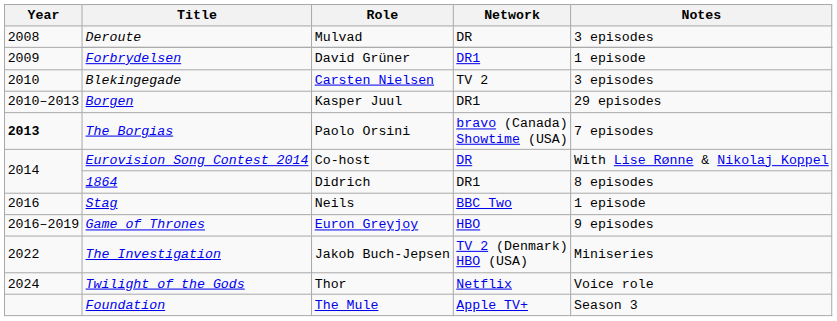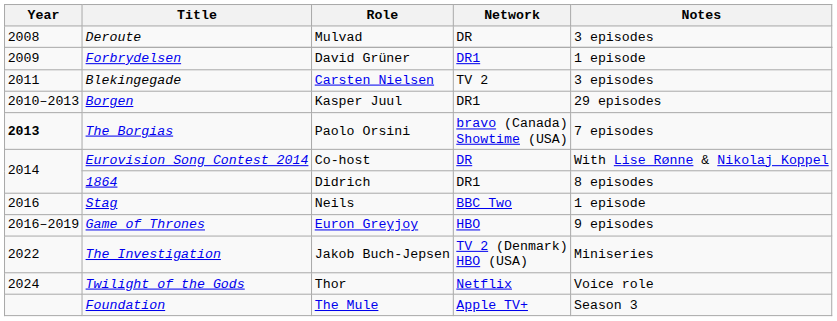(24, 80) 2010 -> (24, 80) 2011
